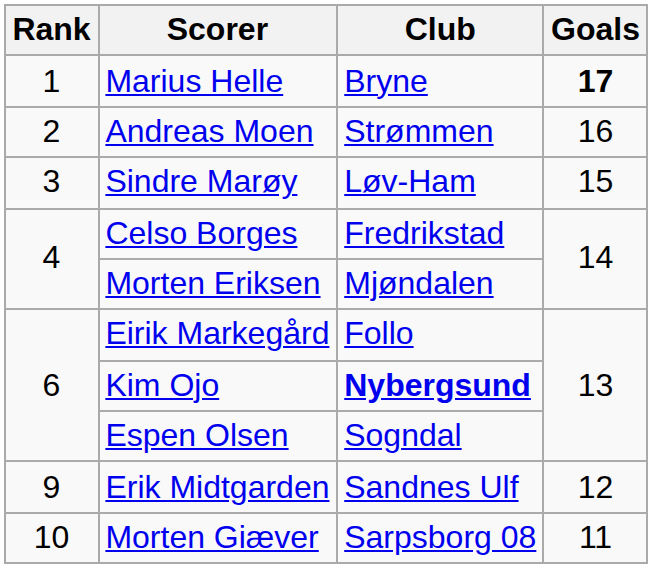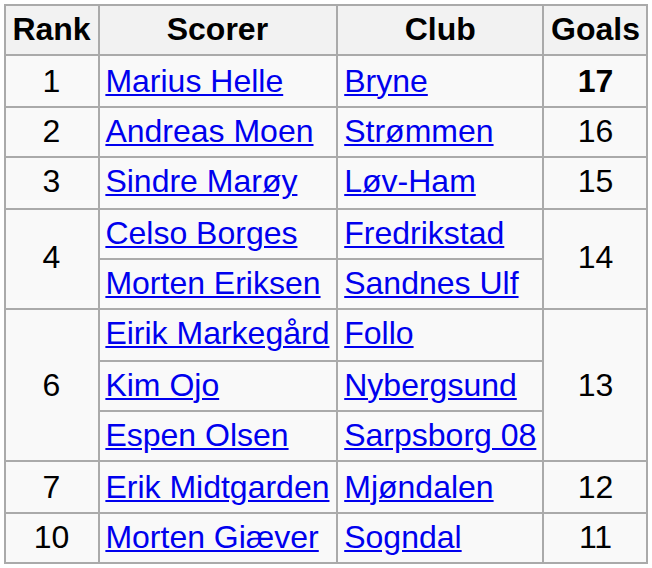(419, 283) Mjøndalen -> (431, 283) Sandnes Ulf
(438, 385) bold -> (430, 385) normal
(403, 435) Sogndal -> (440, 435) Sarpsborg 08
(52, 486) 9 -> (52, 486) 7
(431, 486) Sandnes Ulf -> (419, 486) Mjøndalen
(440, 537) Sarpsborg 08 -> (403, 537) Sogndal
